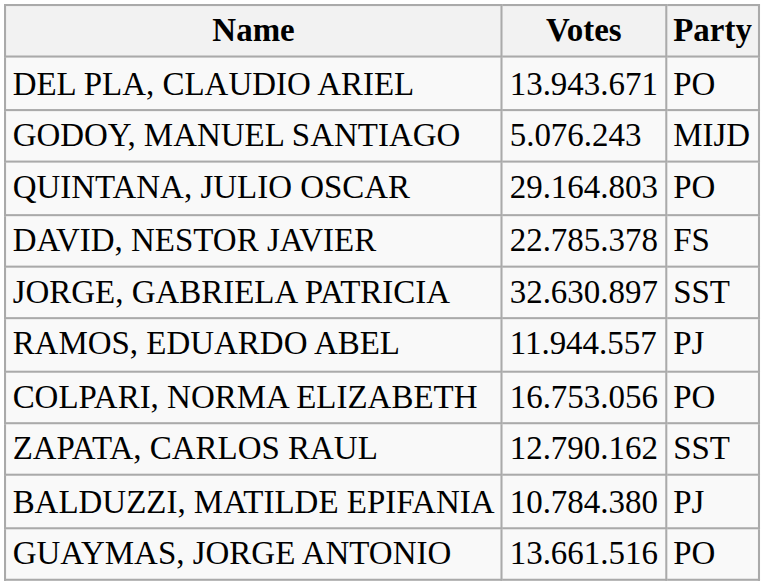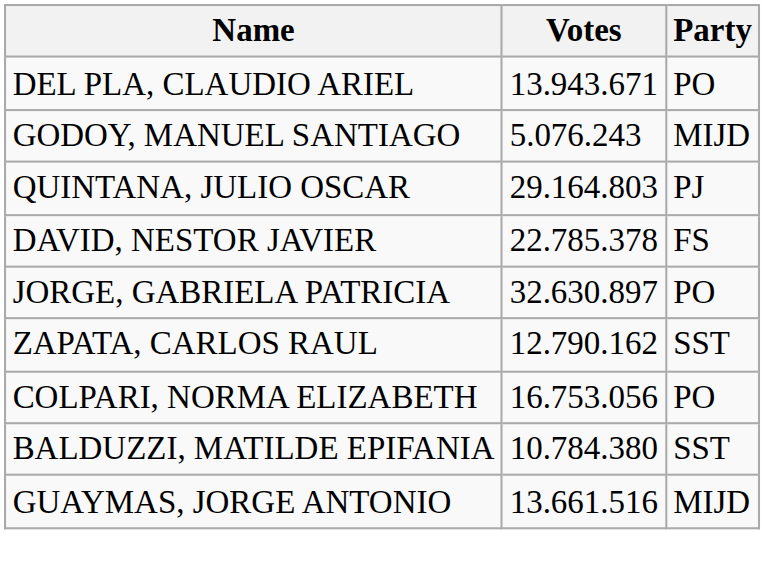(694, 187) PO -> (689, 187) PJ
(702, 291) SST -> (694, 291) PO
- row: (206, 344)
rows swapped: (195, 448) <-> (245, 396)
(689, 501) PJ -> (702, 448) SST
(694, 553) PO -> (712, 501) MIJD
